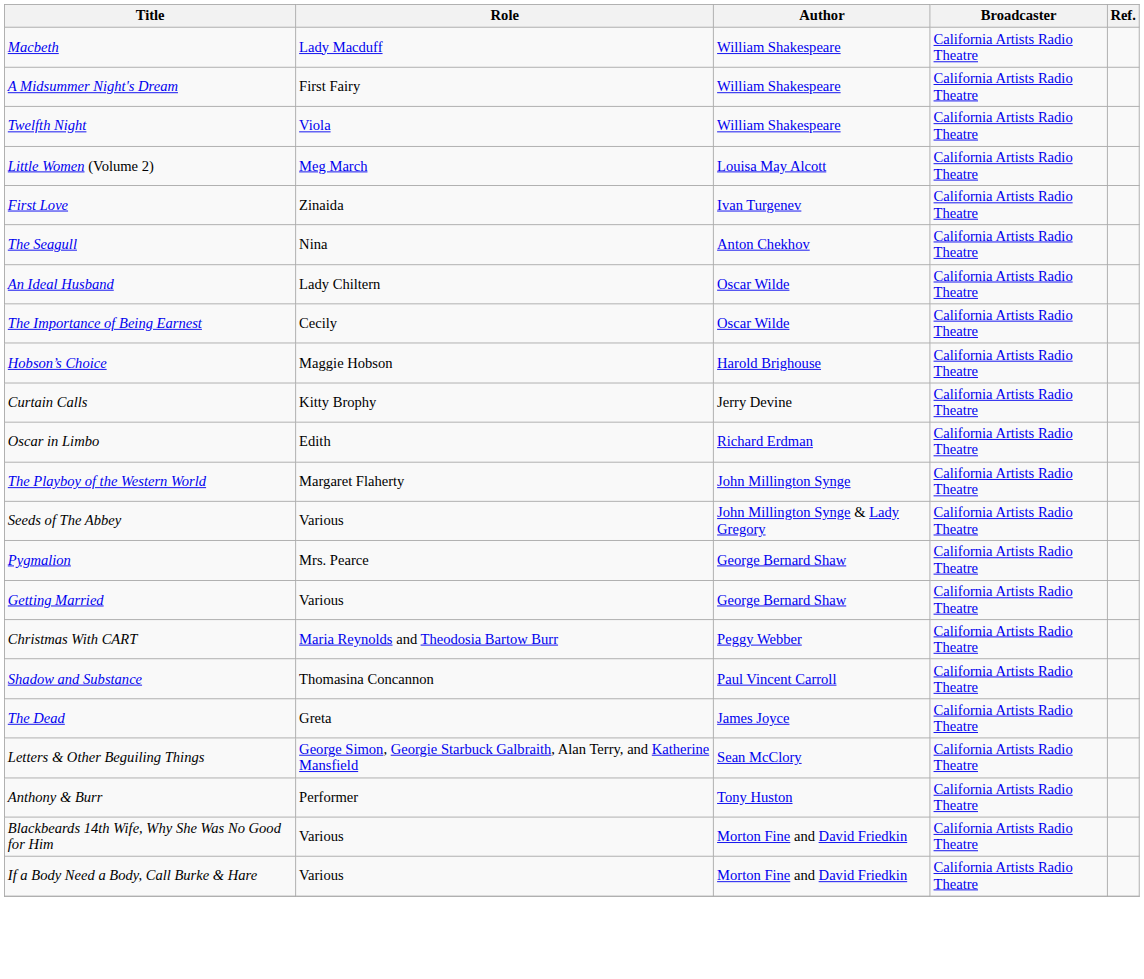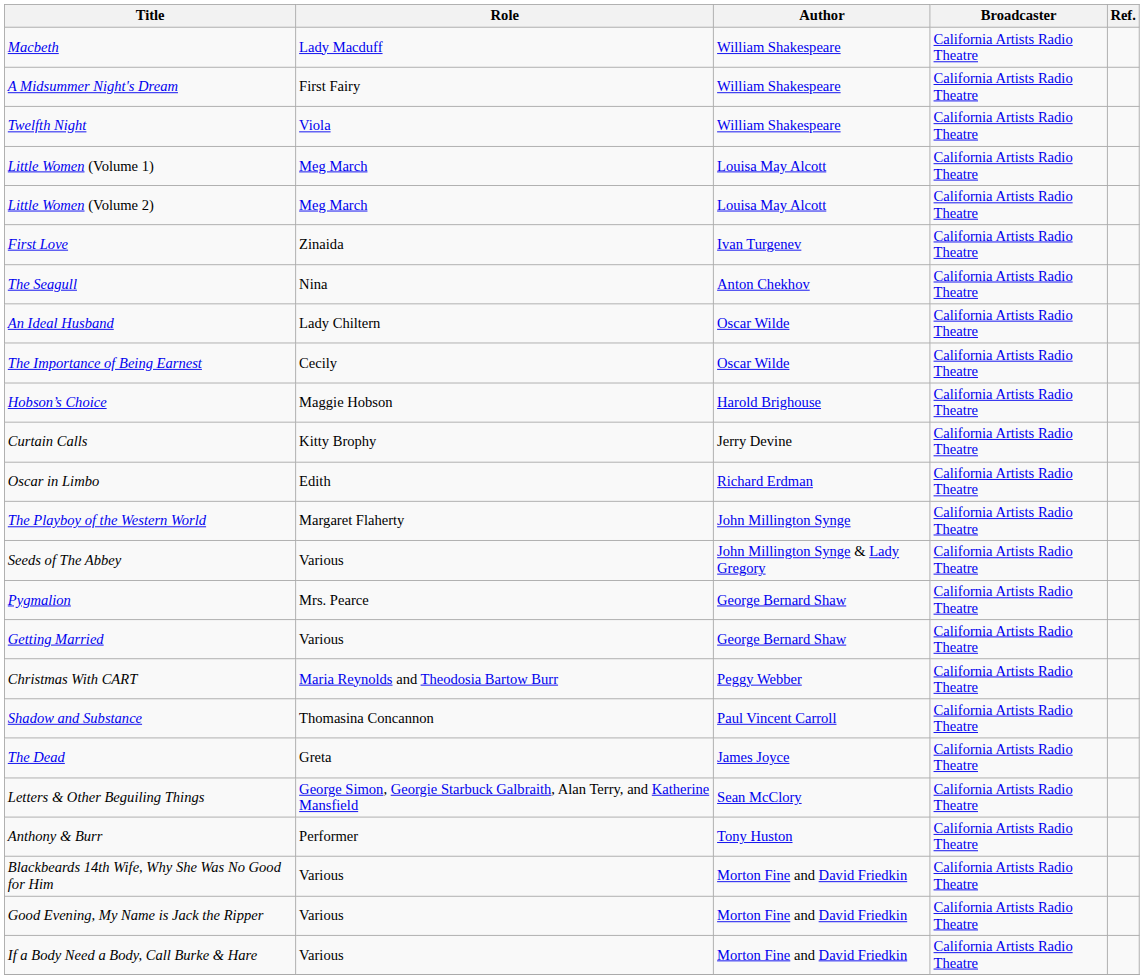+ row: (81, 165)
+ row: (136, 915)
